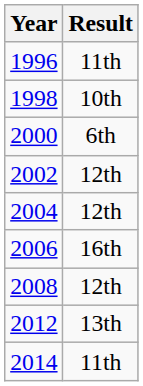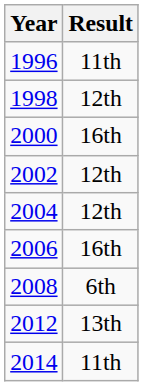(101, 98) 10th -> (101, 98) 12th
(101, 135) 6th -> (101, 135) 16th
(101, 286) 12th -> (101, 286) 6th
